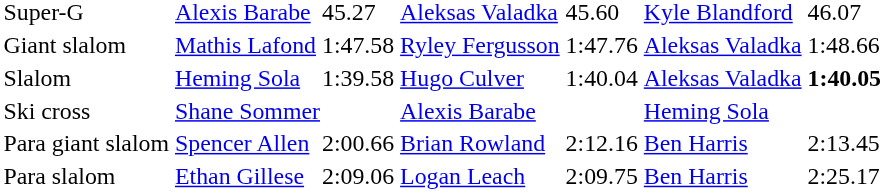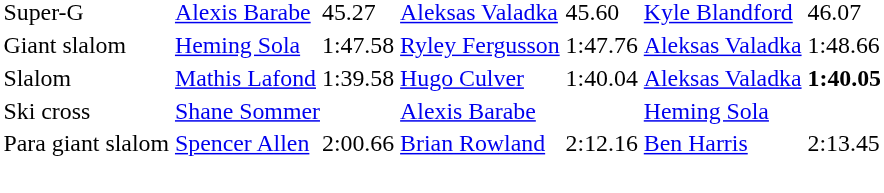(245, 45) Mathis Lafond -> (238, 45) Heming Sola
(238, 78) Heming Sola -> (245, 78) Mathis Lafond
- row: (59, 176)
